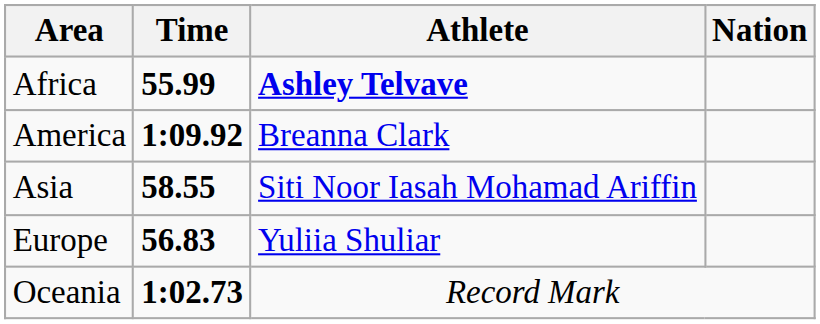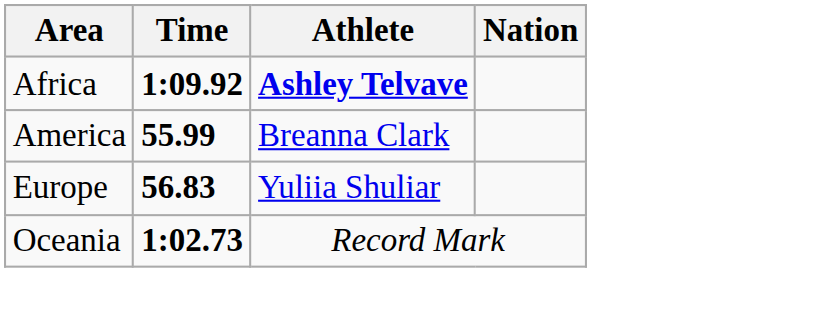(178, 82) 55.99 -> (192, 82) 1:09.92
(192, 135) 1:09.92 -> (178, 135) 55.99
- row: (43, 187)
